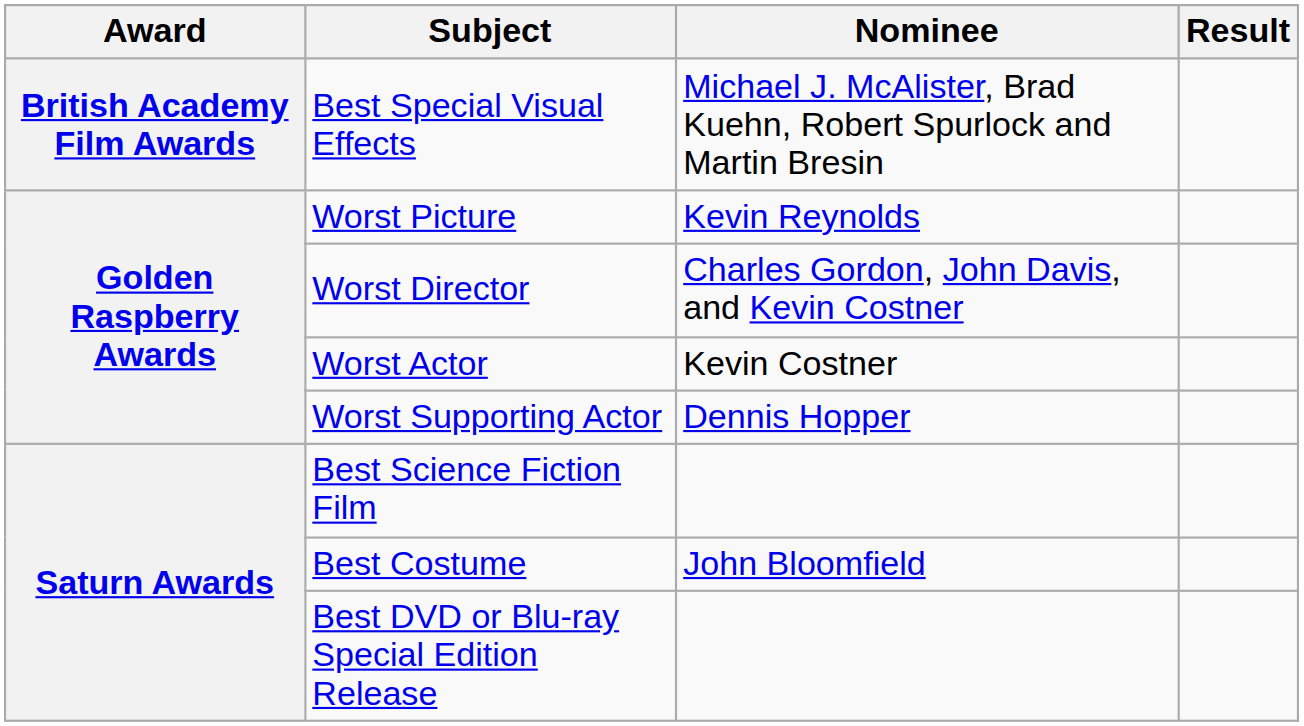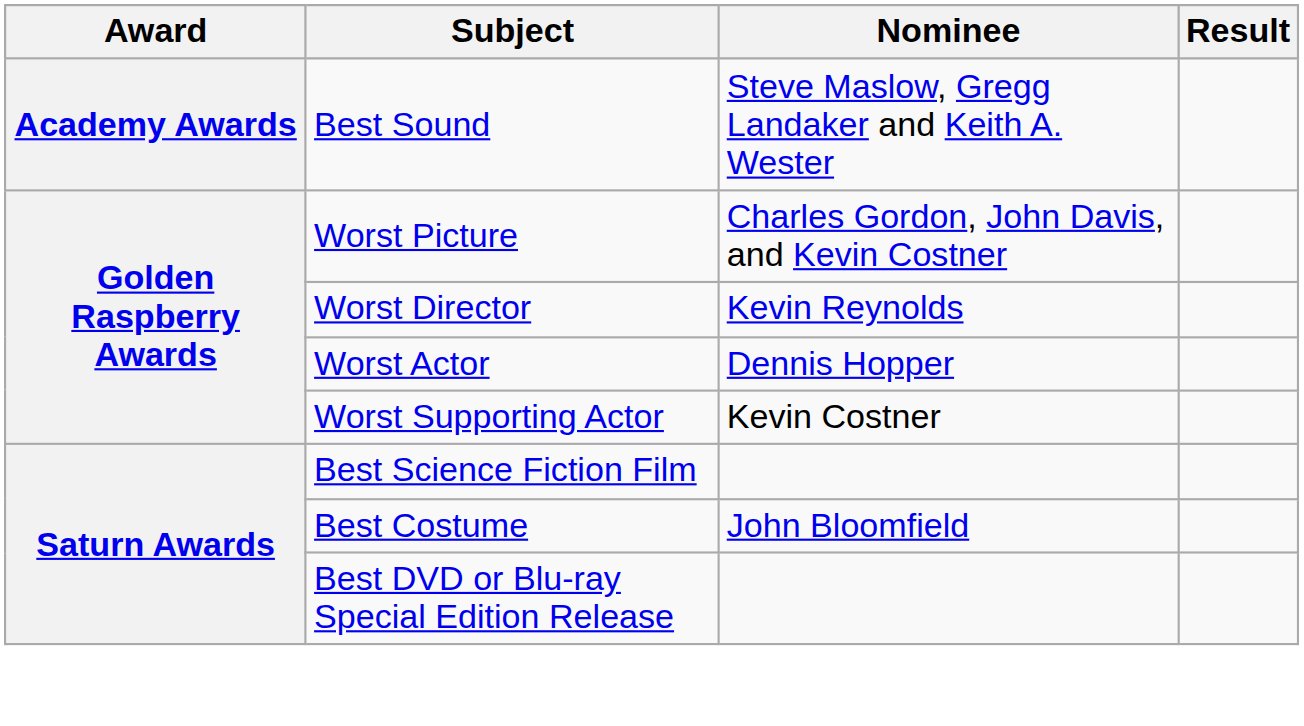+ row: (402, 123)
- row: (458, 123)
(802, 216) Kevin Reynolds -> (946, 235) Charles Gordon, John Davis, and Kevin Costner
(902, 289) Charles Gordon, John Davis, and Kevin Costner -> (845, 308) Kevin Reynolds
(790, 362) Kevin Costner -> (840, 362) Dennis Hopper
(797, 416) Dennis Hopper -> (834, 416) Kevin Costner
